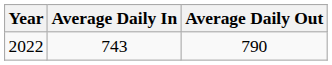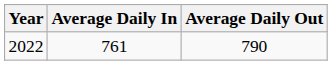(114, 45) 743 -> (114, 45) 761
